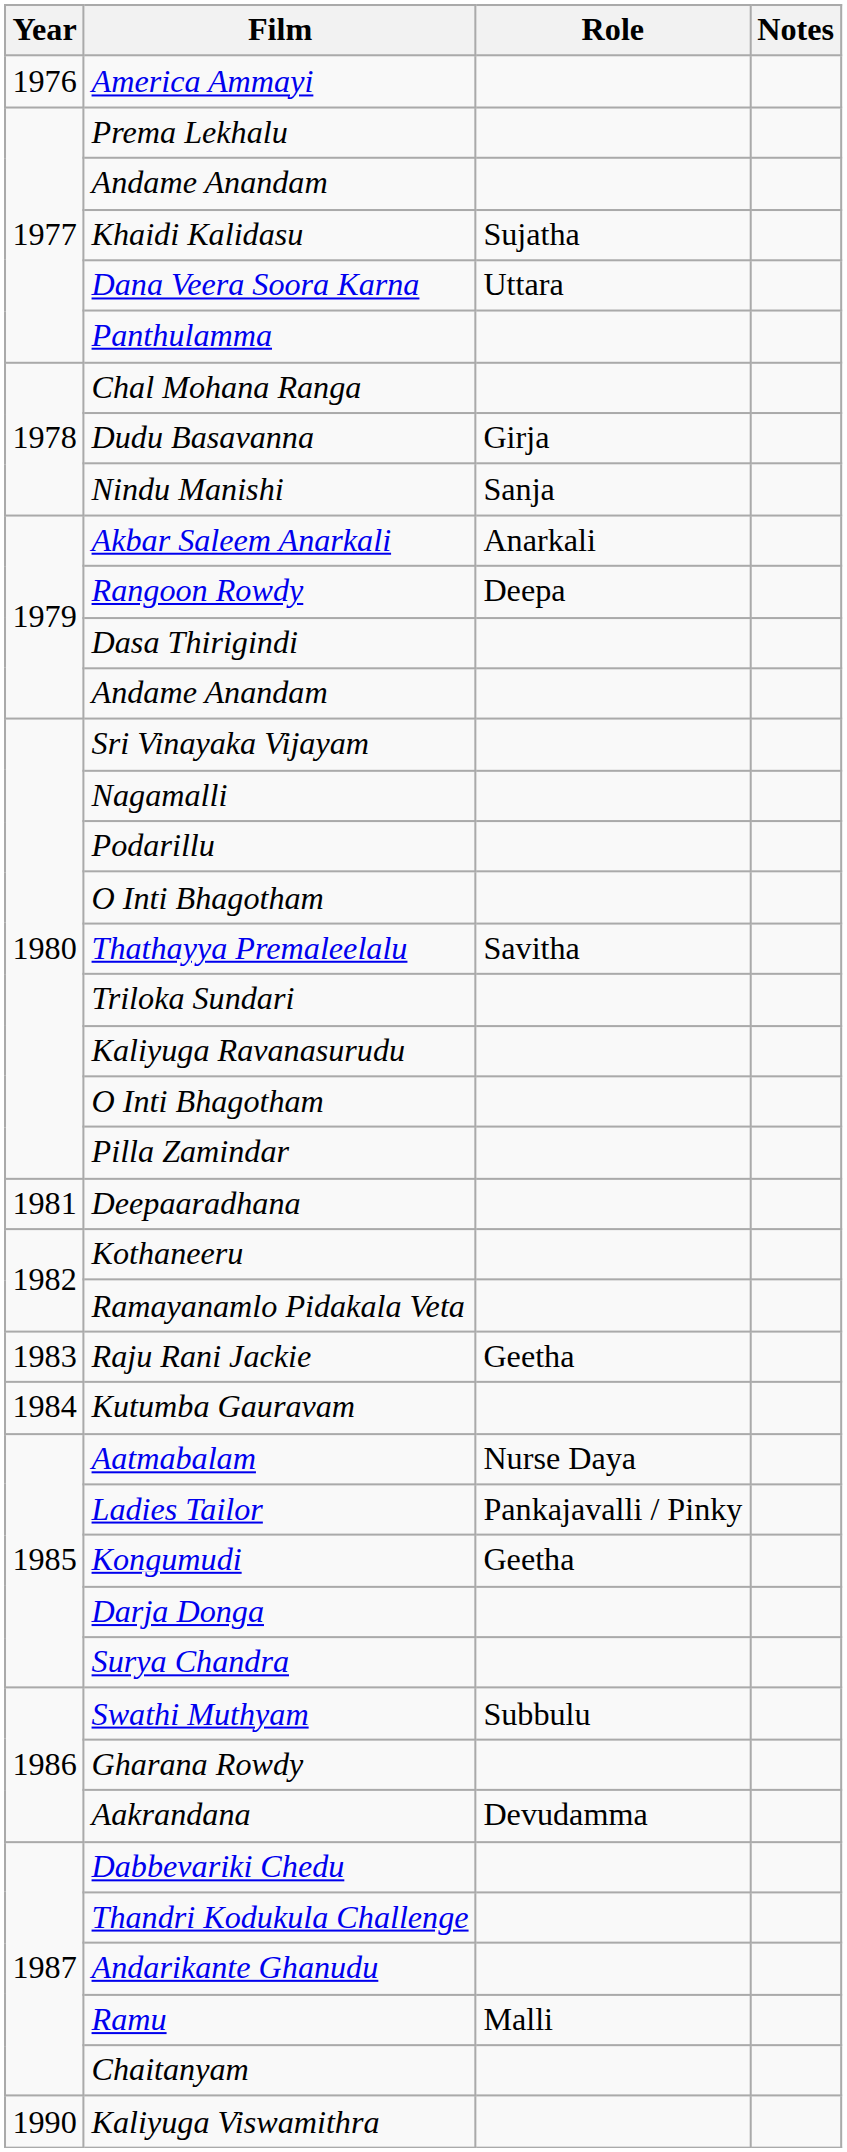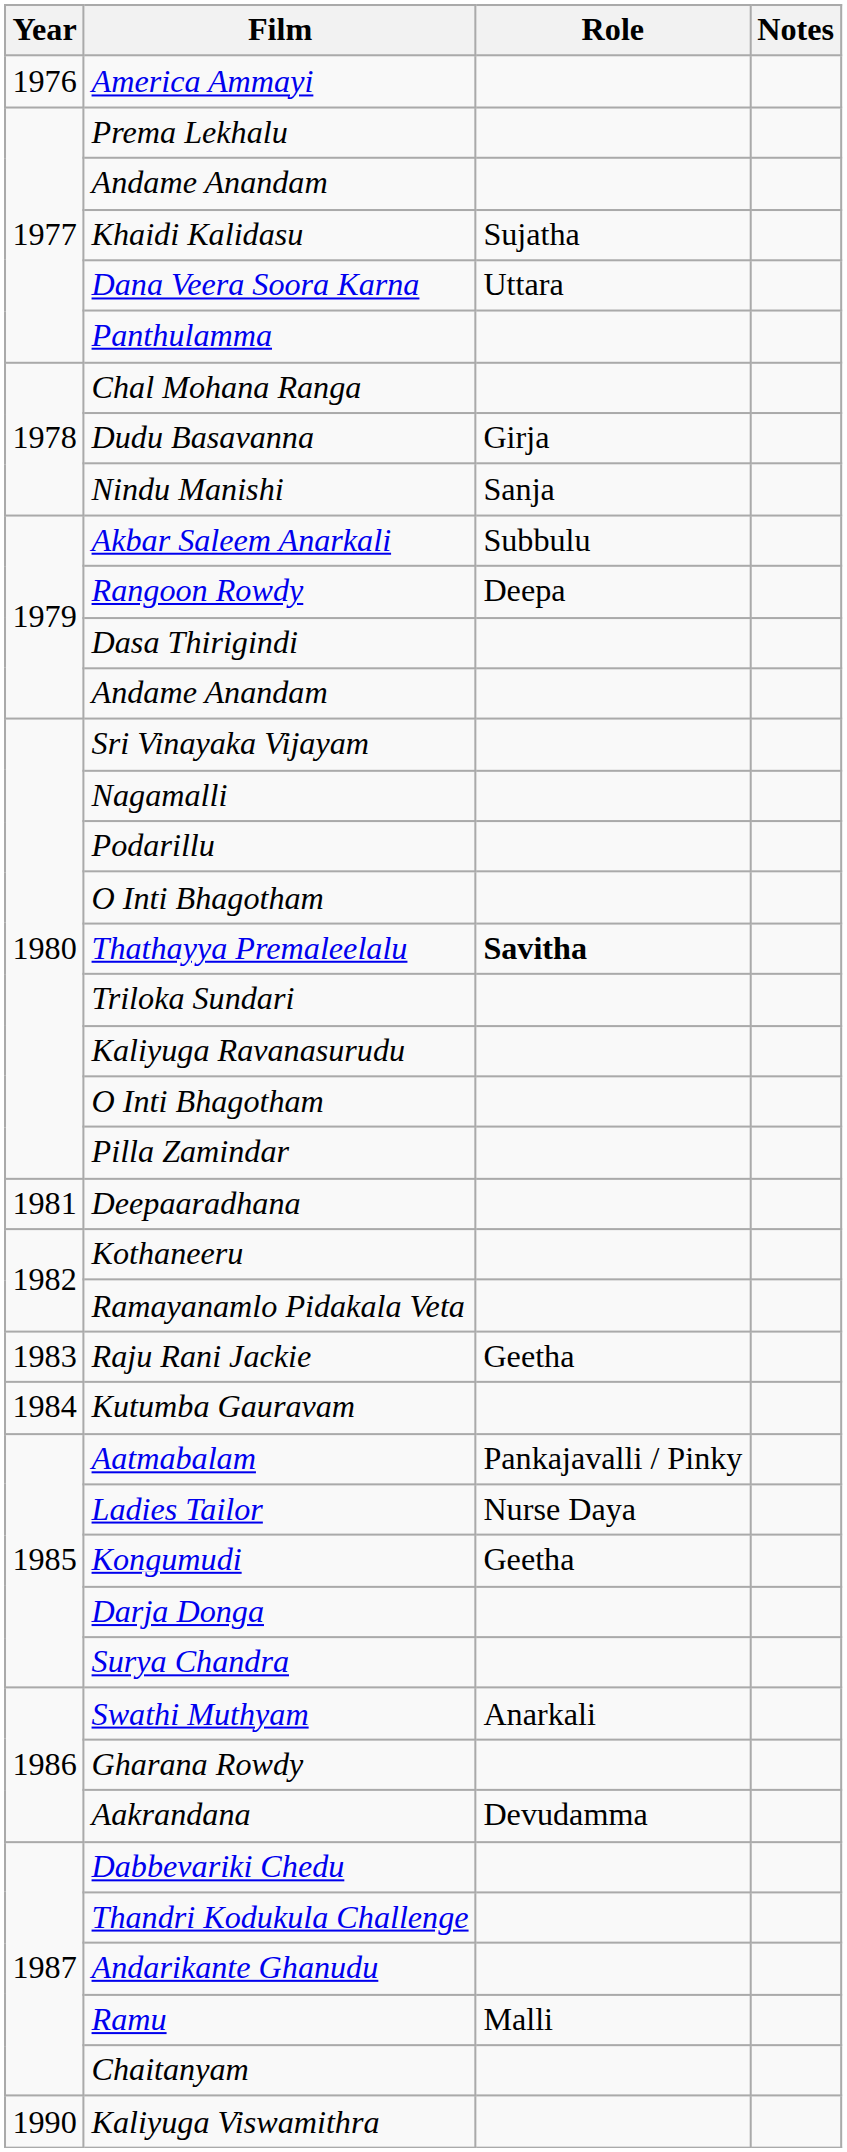(540, 540) Anarkali -> (537, 540) Subbulu
(532, 948) normal -> (535, 948) bold
(560, 1458) Nurse Daya -> (613, 1458) Pankajavalli / Pinky
(613, 1509) Pankajavalli / Pinky -> (560, 1509) Nurse Daya
(537, 1713) Subbulu -> (540, 1713) Anarkali
